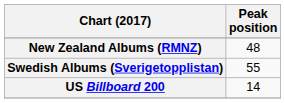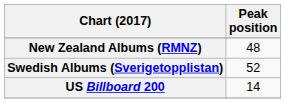(253, 68) 55 -> (253, 68) 52
